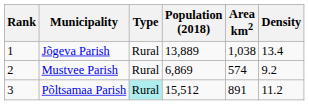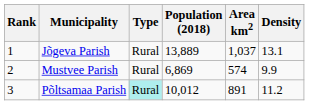(242, 51) 1,038 -> (242, 51) 1,037
(272, 51) 13.4 -> (272, 51) 13.1
(269, 70) 9.2 -> (269, 70) 9.9
(182, 90) 15,512 -> (182, 90) 10,012
